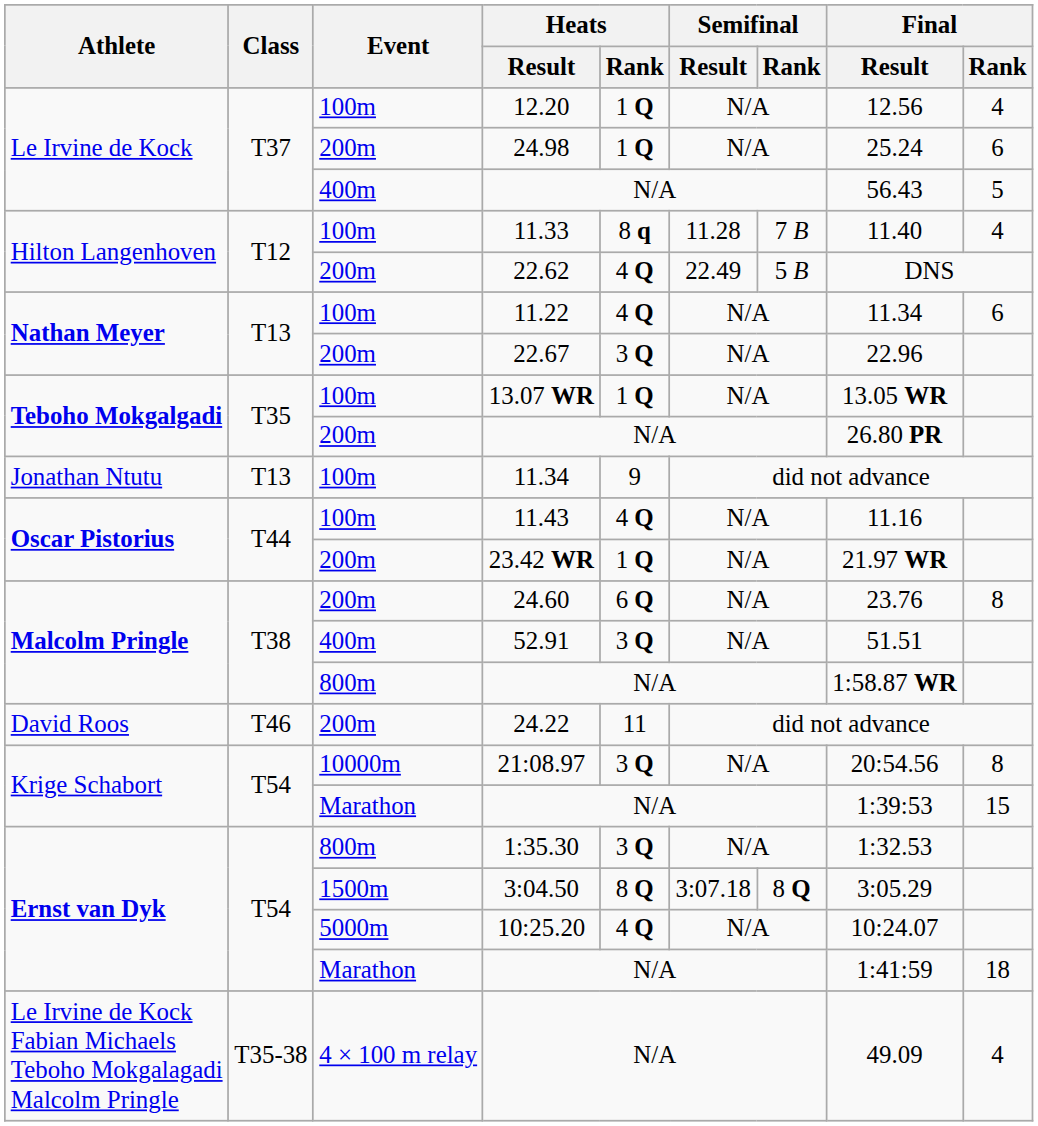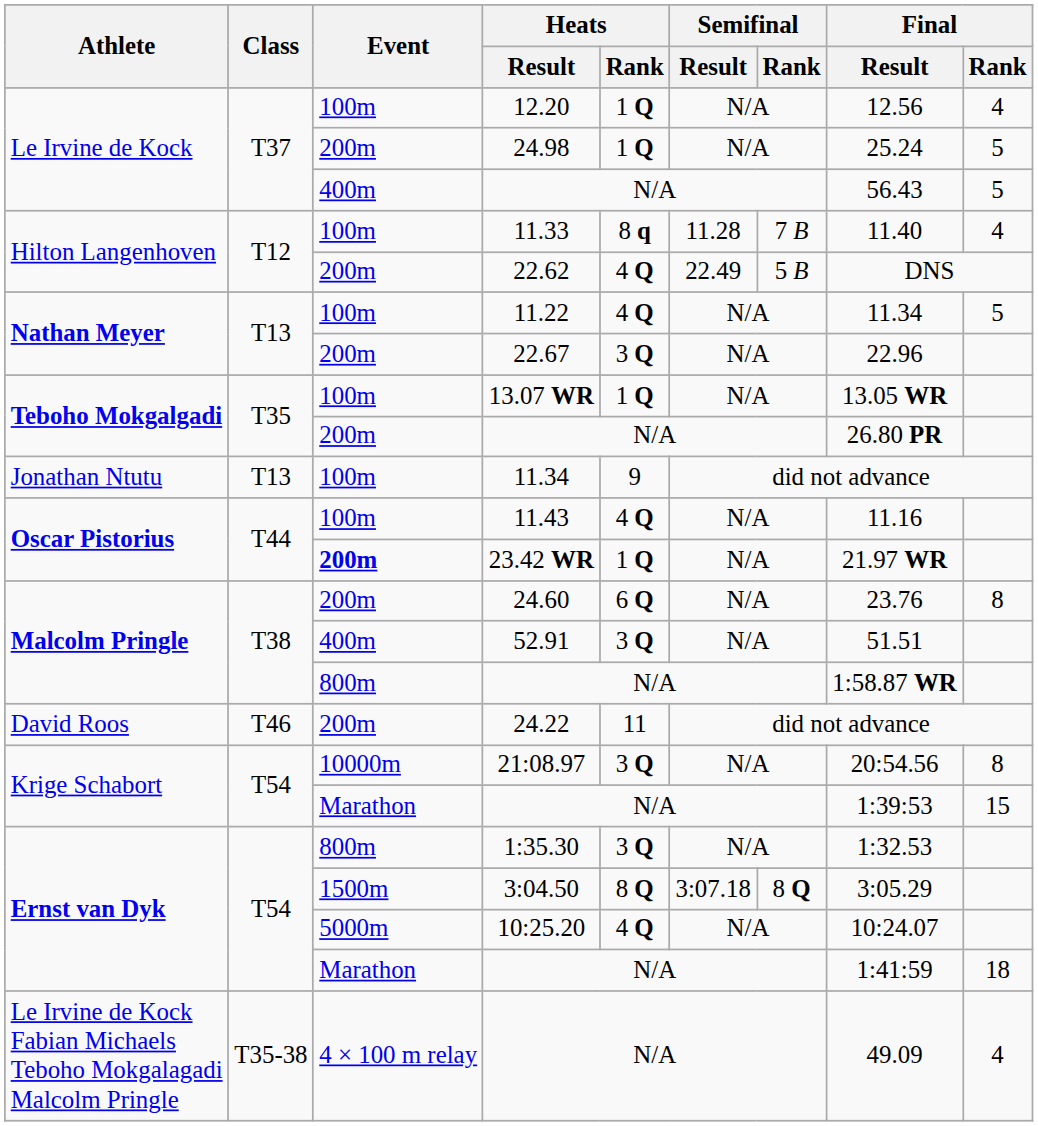(998, 148) 6 -> (998, 148) 5
(998, 313) 6 -> (998, 313) 5
(348, 559) normal -> (348, 559) bold
